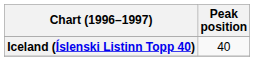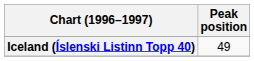(224, 46) 40 -> (224, 46) 49
